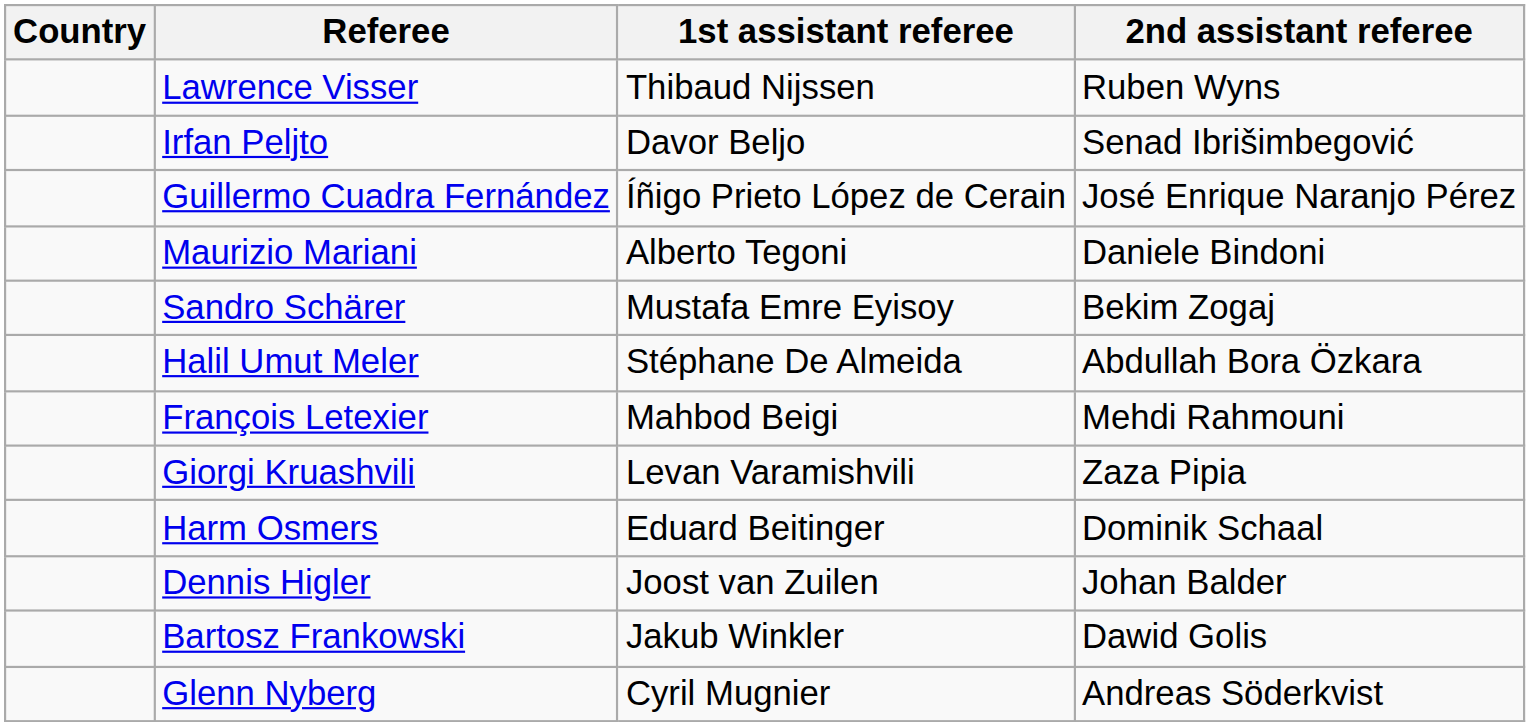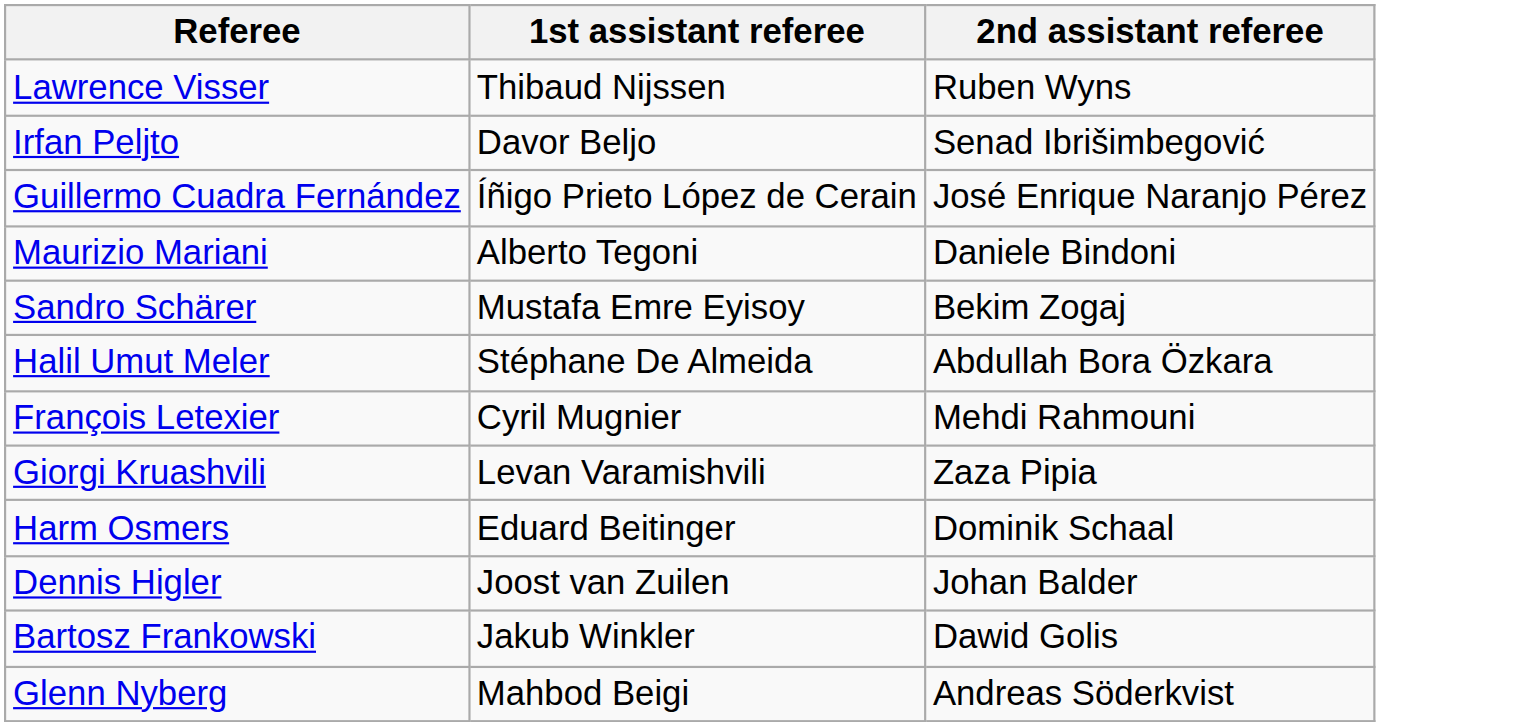- column: (80, 32)
(732, 417) Mahbod Beigi -> (579, 417) Cyril Mugnier
(728, 692) Cyril Mugnier -> (583, 692) Mahbod Beigi
